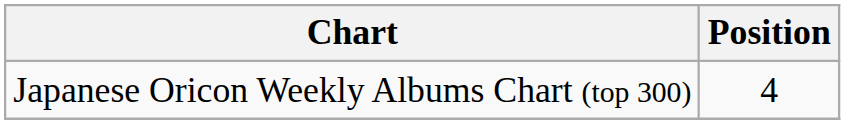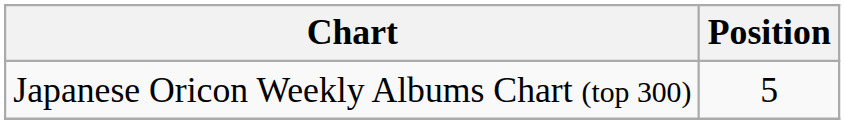(769, 89) 4 -> (769, 89) 5
